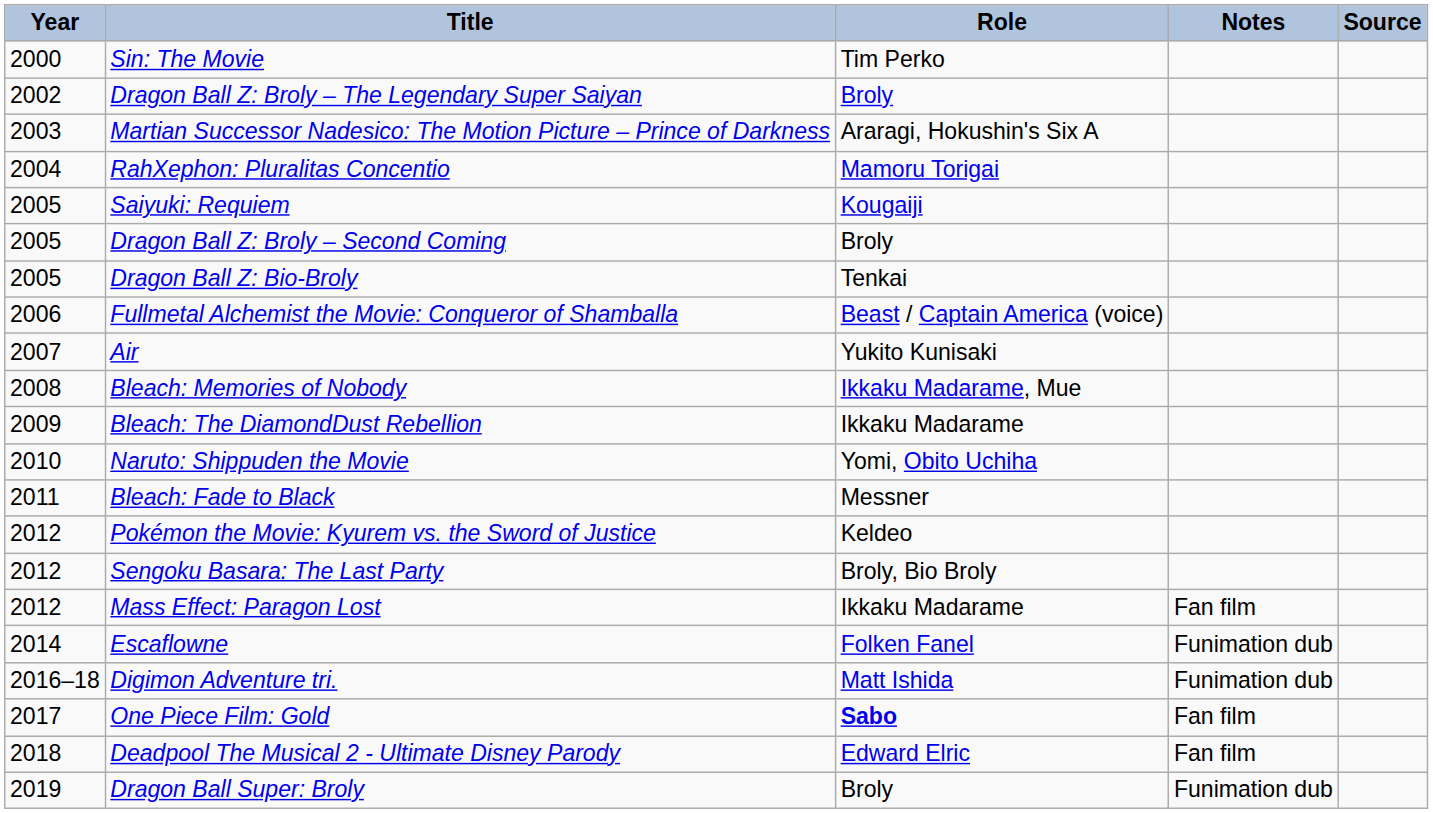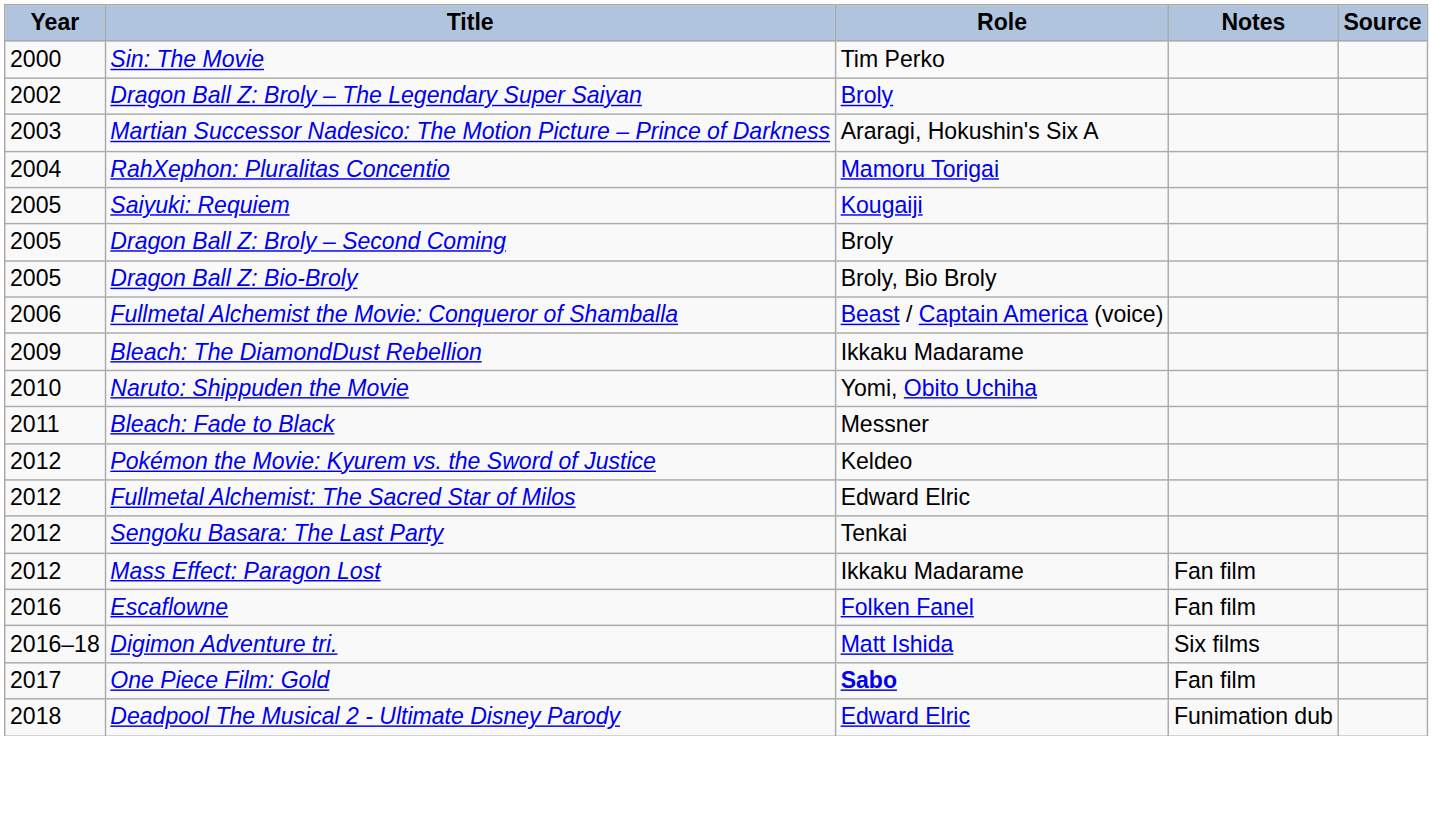(874, 278) Tenkai -> (919, 278) Broly, Bio Broly
- row: (124, 351)
- row: (258, 388)
+ row: (343, 497)
(919, 570) Broly, Bio Broly -> (874, 534) Tenkai
(36, 643) 2014 -> (36, 607) 2016
(1253, 643) Funimation dub -> (1215, 607) Fan film
(1253, 680) Funimation dub -> (1217, 643) Six films
(1215, 753) Fan film -> (1253, 717) Funimation dub
- row: (237, 790)
